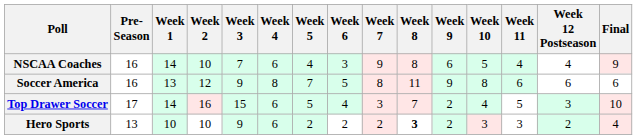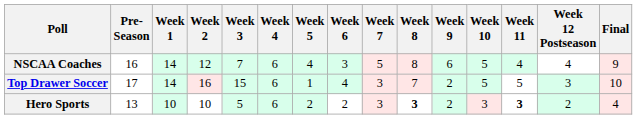(205, 64) 10 -> (205, 64) 12
(380, 64) 9 -> (380, 64) 5
- row: (58, 84)
(310, 104) 5 -> (310, 84) 1
(485, 104) 4 -> (485, 84) 5
(240, 124) 9 -> (240, 104) 5
(380, 124) 2 -> (380, 104) 3
(520, 124) normal -> (520, 104) bold
